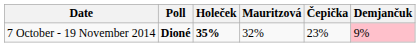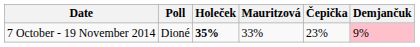(176, 32) bold -> (175, 32) normal
(253, 32) 32% -> (252, 32) 33%
